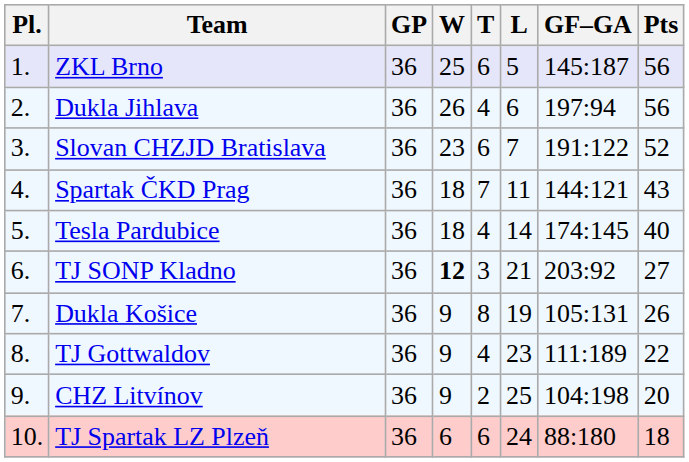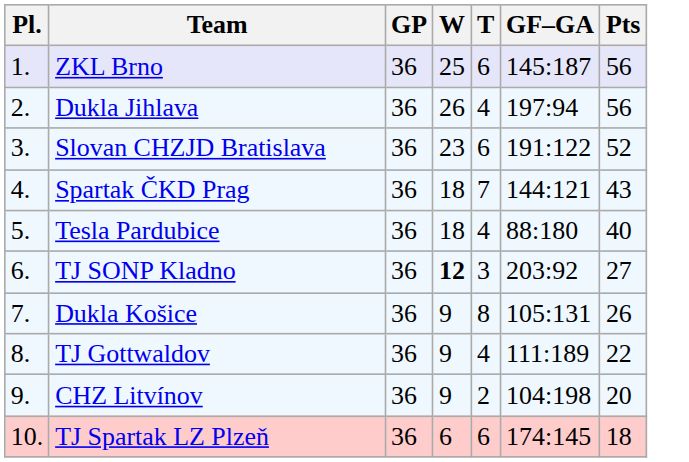- column: (519, 25)
(586, 230) 174:145 -> (542, 230) 88:180
(580, 436) 88:180 -> (549, 436) 174:145
